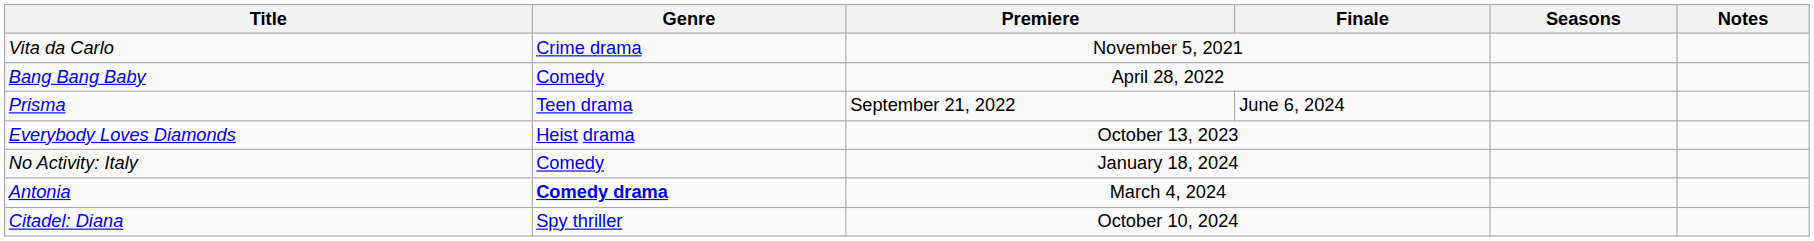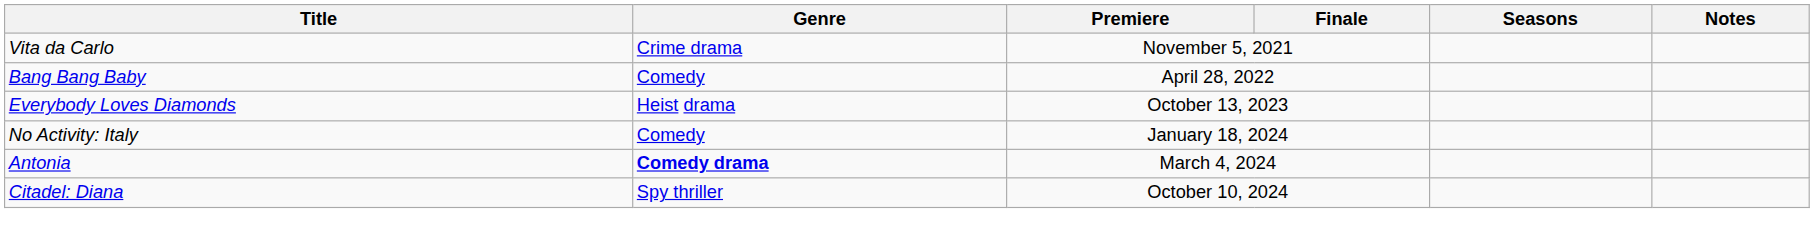- row: (37, 105)
